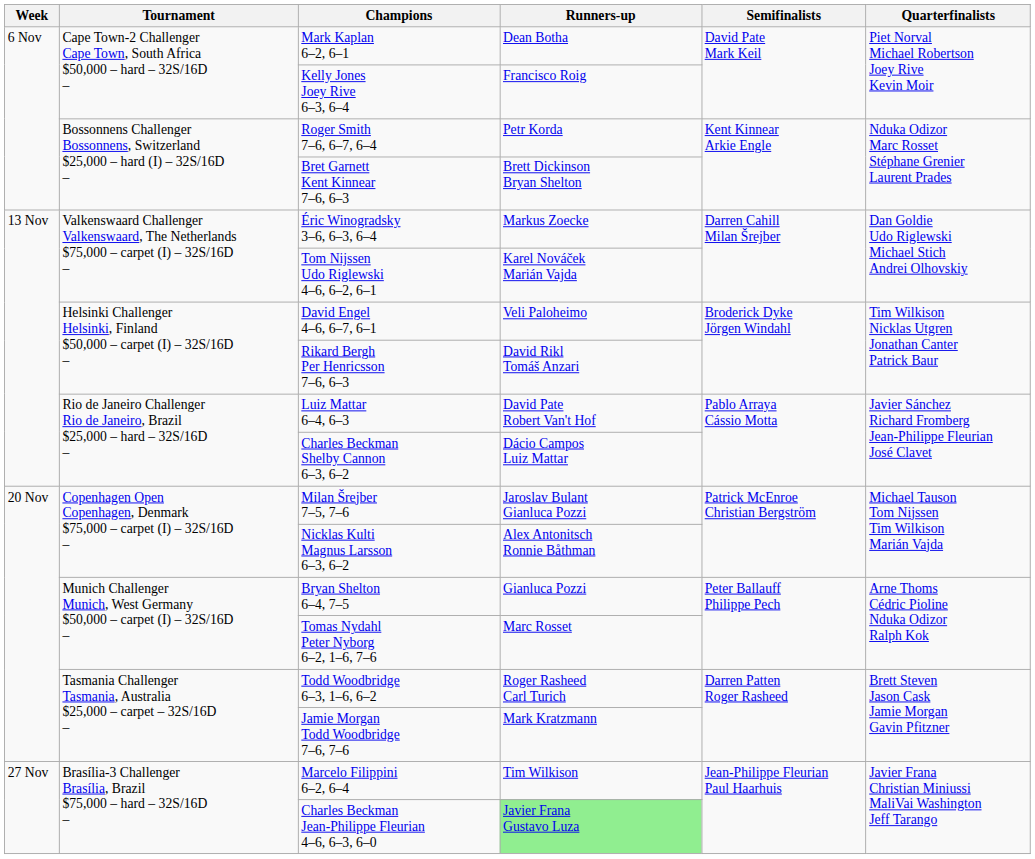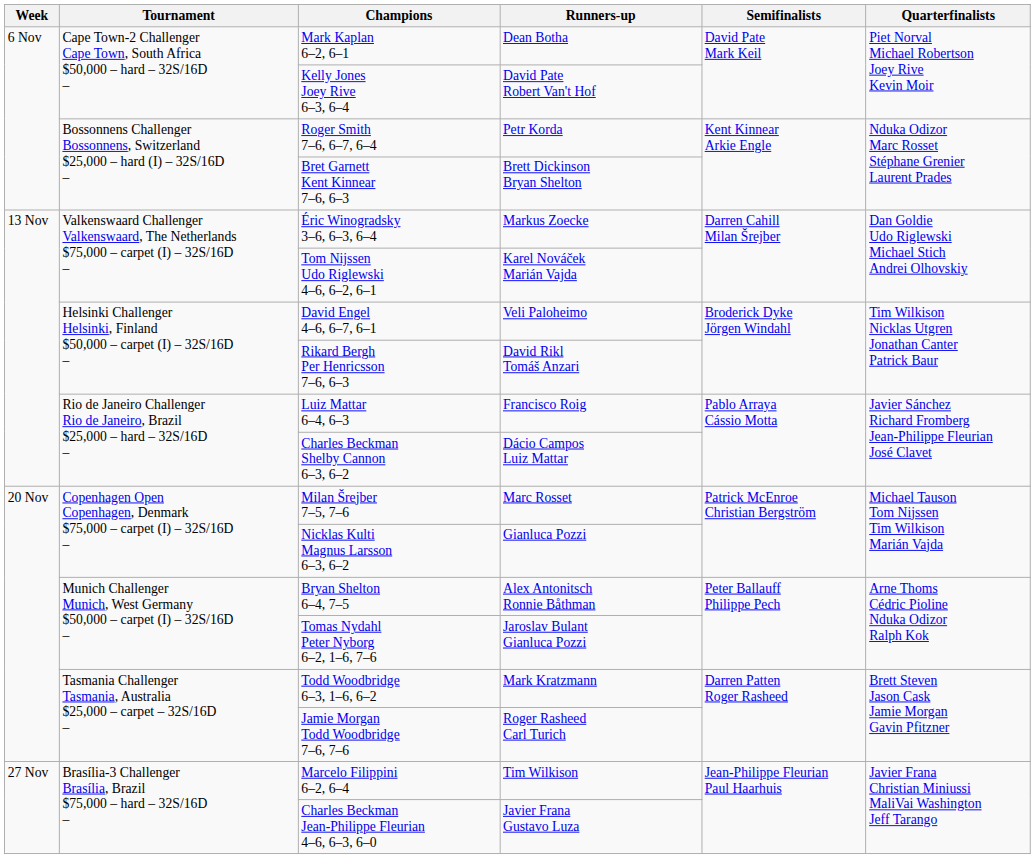(545, 75) Francisco Roig -> (549, 83) David Pate Robert Van't Hof
(549, 412) David Pate Robert Van't Hof -> (545, 404) Francisco Roig
(545, 504) Jaroslav Bulant Gianluca Pozzi -> (537, 496) Marc Rosset
(549, 542) Alex Antonitsch Ronnie Båthman -> (545, 534) Gianluca Pozzi
(545, 588) Gianluca Pozzi -> (549, 596) Alex Antonitsch Ronnie Båthman
(537, 626) Marc Rosset -> (545, 634) Jaroslav Bulant Gianluca Pozzi
(545, 688) Roger Rasheed Carl Turich -> (550, 680) Mark Kratzmann
(550, 718) Mark Kratzmann -> (545, 726) Roger Rasheed Carl Turich
(541, 818) lightgreen background -> (541, 818) no background
